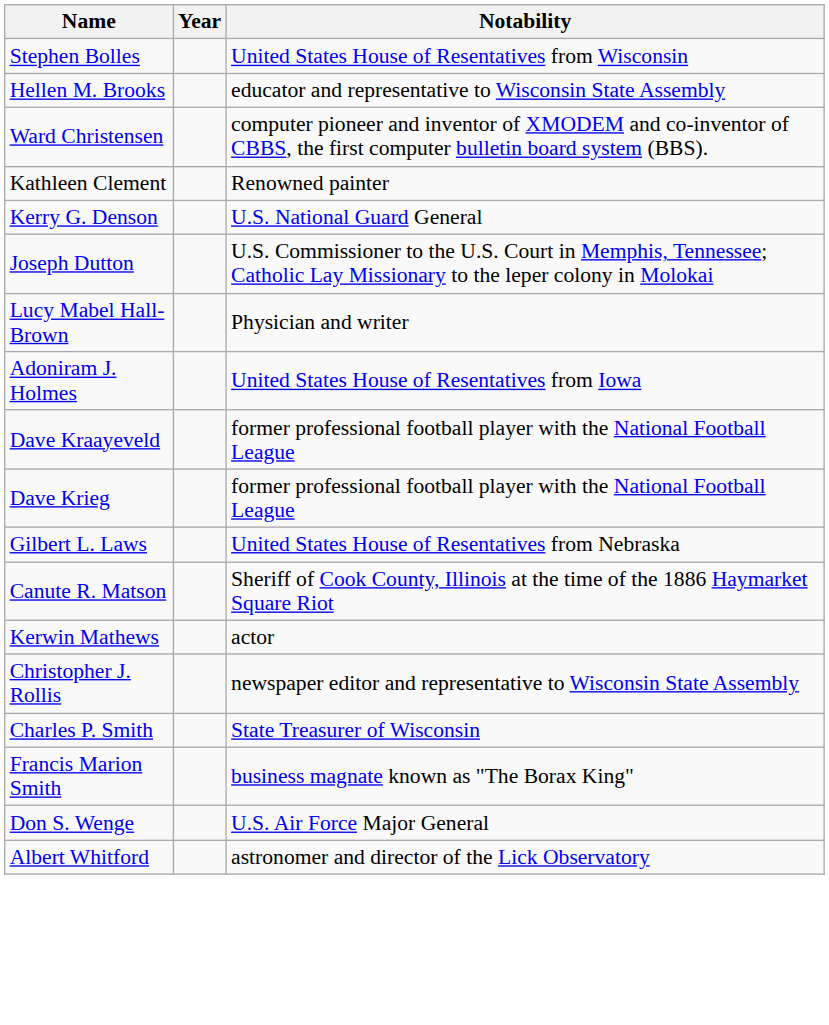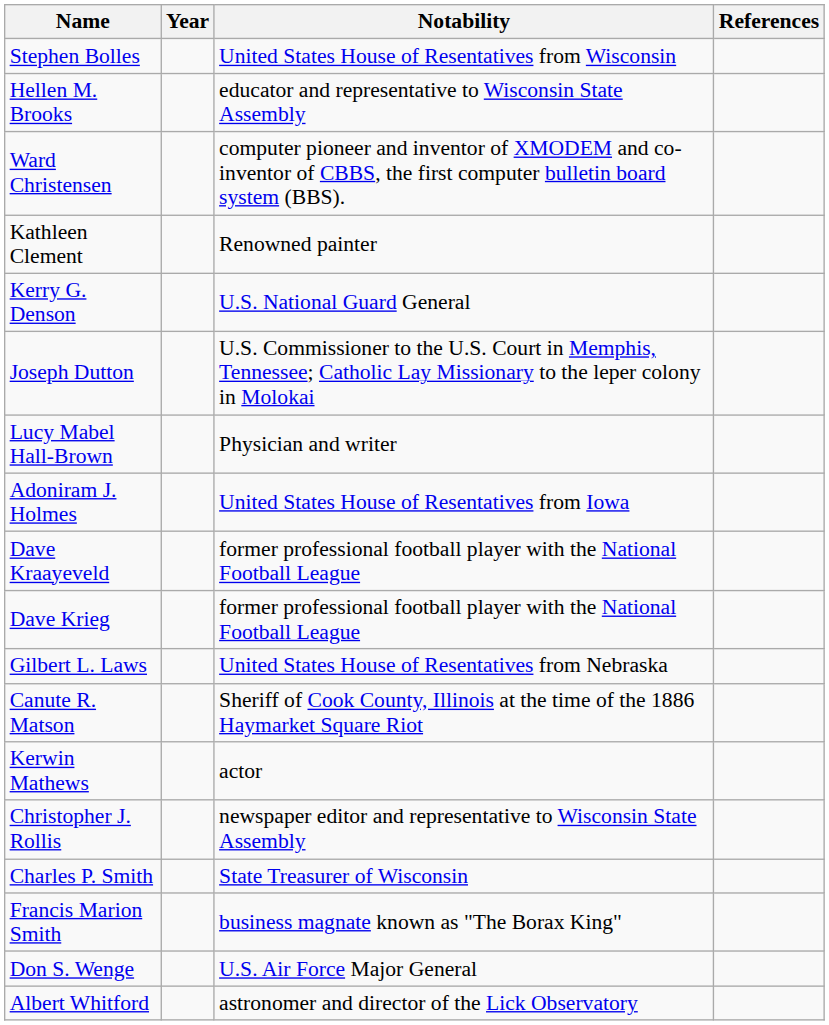+ column: (769, 21)
